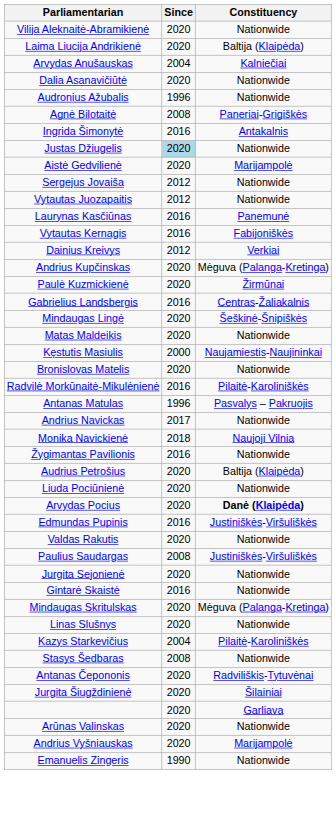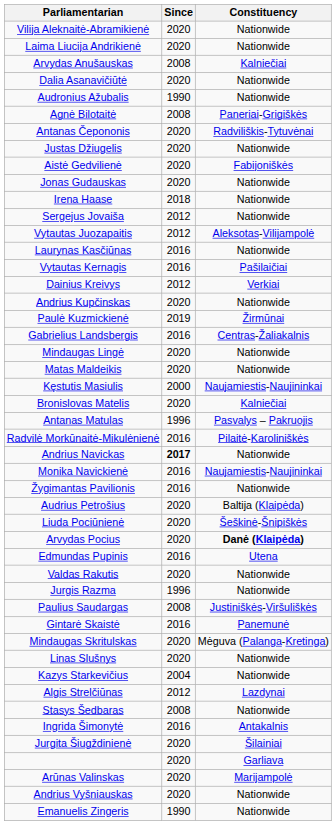(263, 47) Baltija (Klaipėda) -> (263, 47) Nationwide
(179, 64) 2004 -> (179, 64) 2008
(179, 98) 1996 -> (179, 98) 1990
rows swapped: (83, 676) <-> (83, 132)
(179, 149) lightblue background -> (179, 149) no background
(263, 166) Marijampolė -> (263, 166) Fabijoniškės
+ row: (83, 183)
+ row: (83, 200)
(263, 200) Nationwide -> (263, 234) Aleksotas-Vilijampolė
(263, 217) Panemunė -> (263, 251) Nationwide
(263, 234) Fabijoniškės -> (263, 268) Pašilaičiai
(263, 268) Mėguva (Palanga-Kretinga) -> (263, 302) Nationwide
(179, 285) 2020 -> (179, 319) 2019
(263, 319) Šeškinė-Šnipiškės -> (263, 353) Nationwide
(263, 370) Nationwide -> (263, 404) Kalniečiai
rows swapped: (83, 404) <-> (83, 387)
(179, 421) normal -> (179, 455) bold
(179, 438) 2018 -> (179, 472) 2016
(263, 438) Naujoji Vilnia -> (263, 472) Naujamiestis-Naujininkai
(263, 489) Nationwide -> (263, 523) Šeškinė-Šnipiškės
(263, 523) Justiniškės-Viršuliškės -> (263, 557) Utena
+ row: (83, 591)
- row: (83, 574)
(263, 591) Nationwide -> (263, 625) Panemunė
(263, 642) Pilaitė-Karoliniškės -> (263, 676) Nationwide
+ row: (83, 693)
(263, 727) Nationwide -> (263, 778) Marijampolė
(263, 744) Marijampolė -> (263, 795) Nationwide
